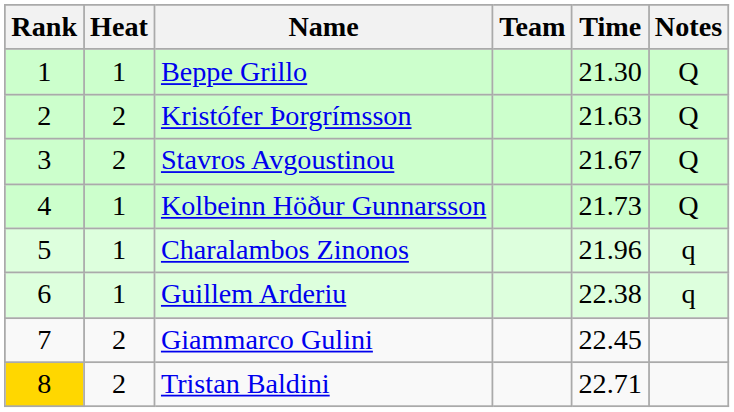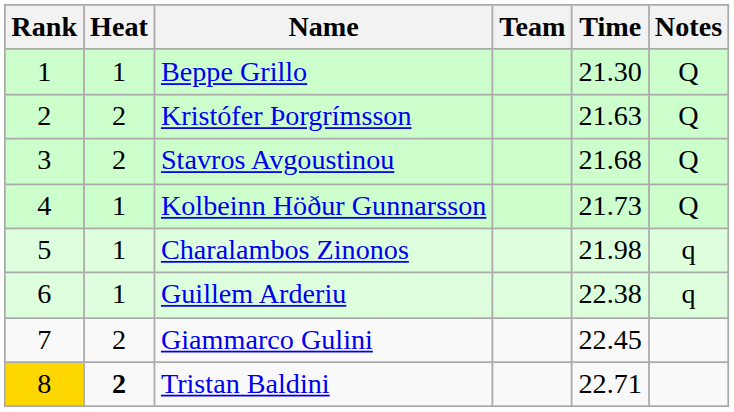(610, 160) 21.67 -> (610, 160) 21.68
(610, 250) 21.96 -> (610, 250) 21.98
(119, 384) normal -> (119, 384) bold
